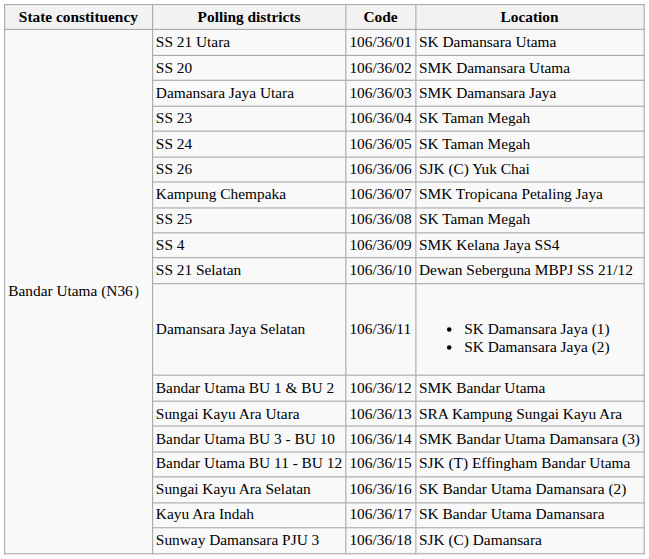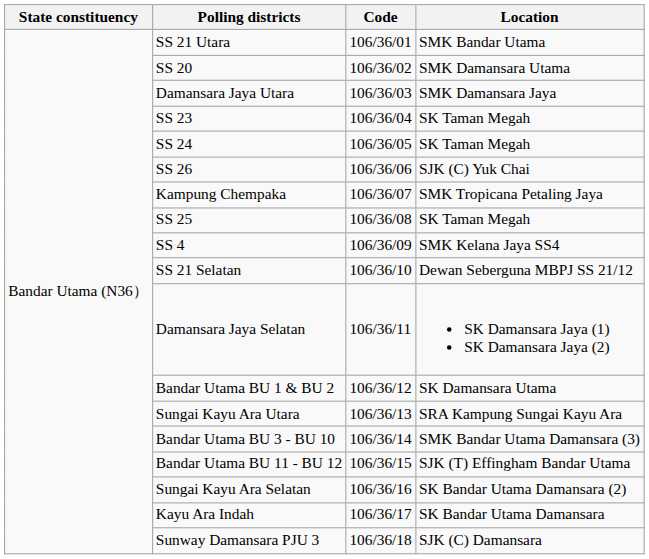(488, 42) SK Damansara Utama -> (482, 42) SMK Bandar Utama
(482, 387) SMK Bandar Utama -> (488, 387) SK Damansara Utama
